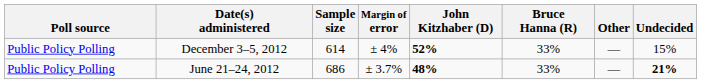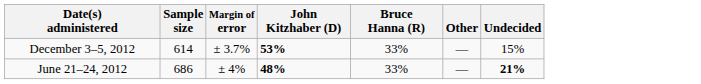- column: (80, 28)
(384, 48) ± 4% -> (232, 48) ± 3.7%
(425, 48) 52% -> (273, 48) 53%
(384, 68) ± 3.7% -> (232, 68) ± 4%
